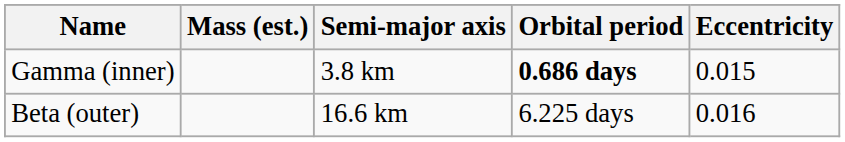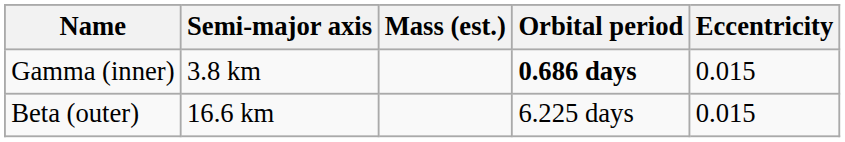columns swapped: (248, 26) <-> (413, 26)
(726, 114) 0.016 -> (726, 114) 0.015
